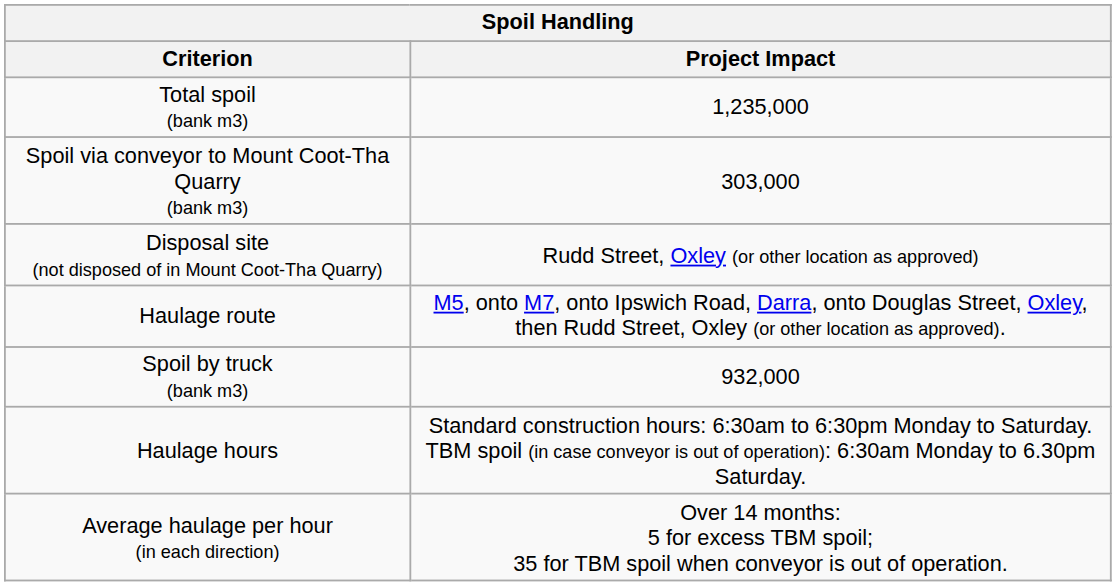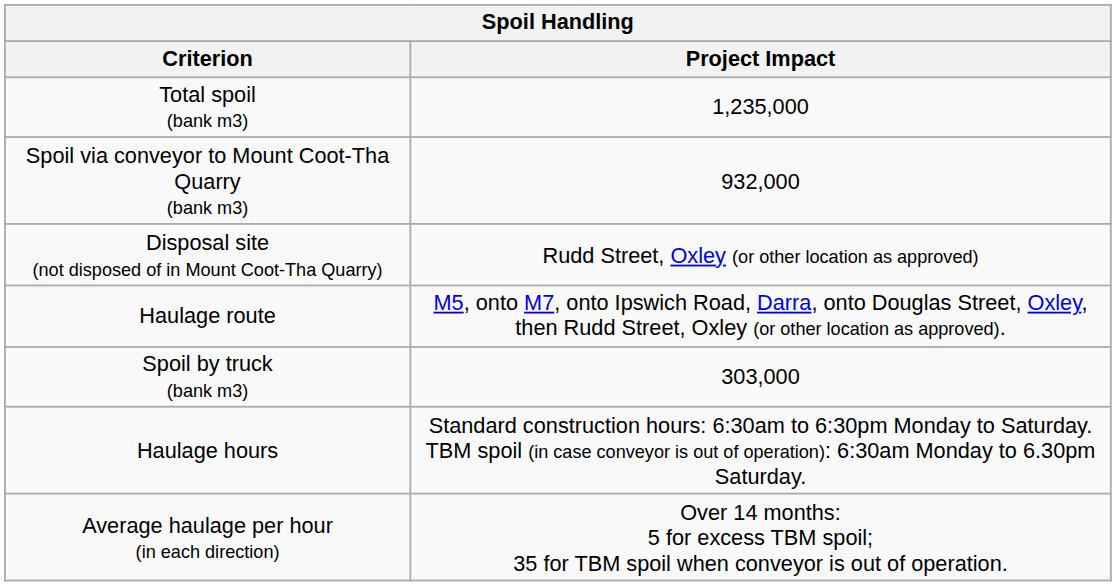(761, 181) 303,000 -> (761, 181) 932,000
(761, 377) 932,000 -> (761, 377) 303,000
